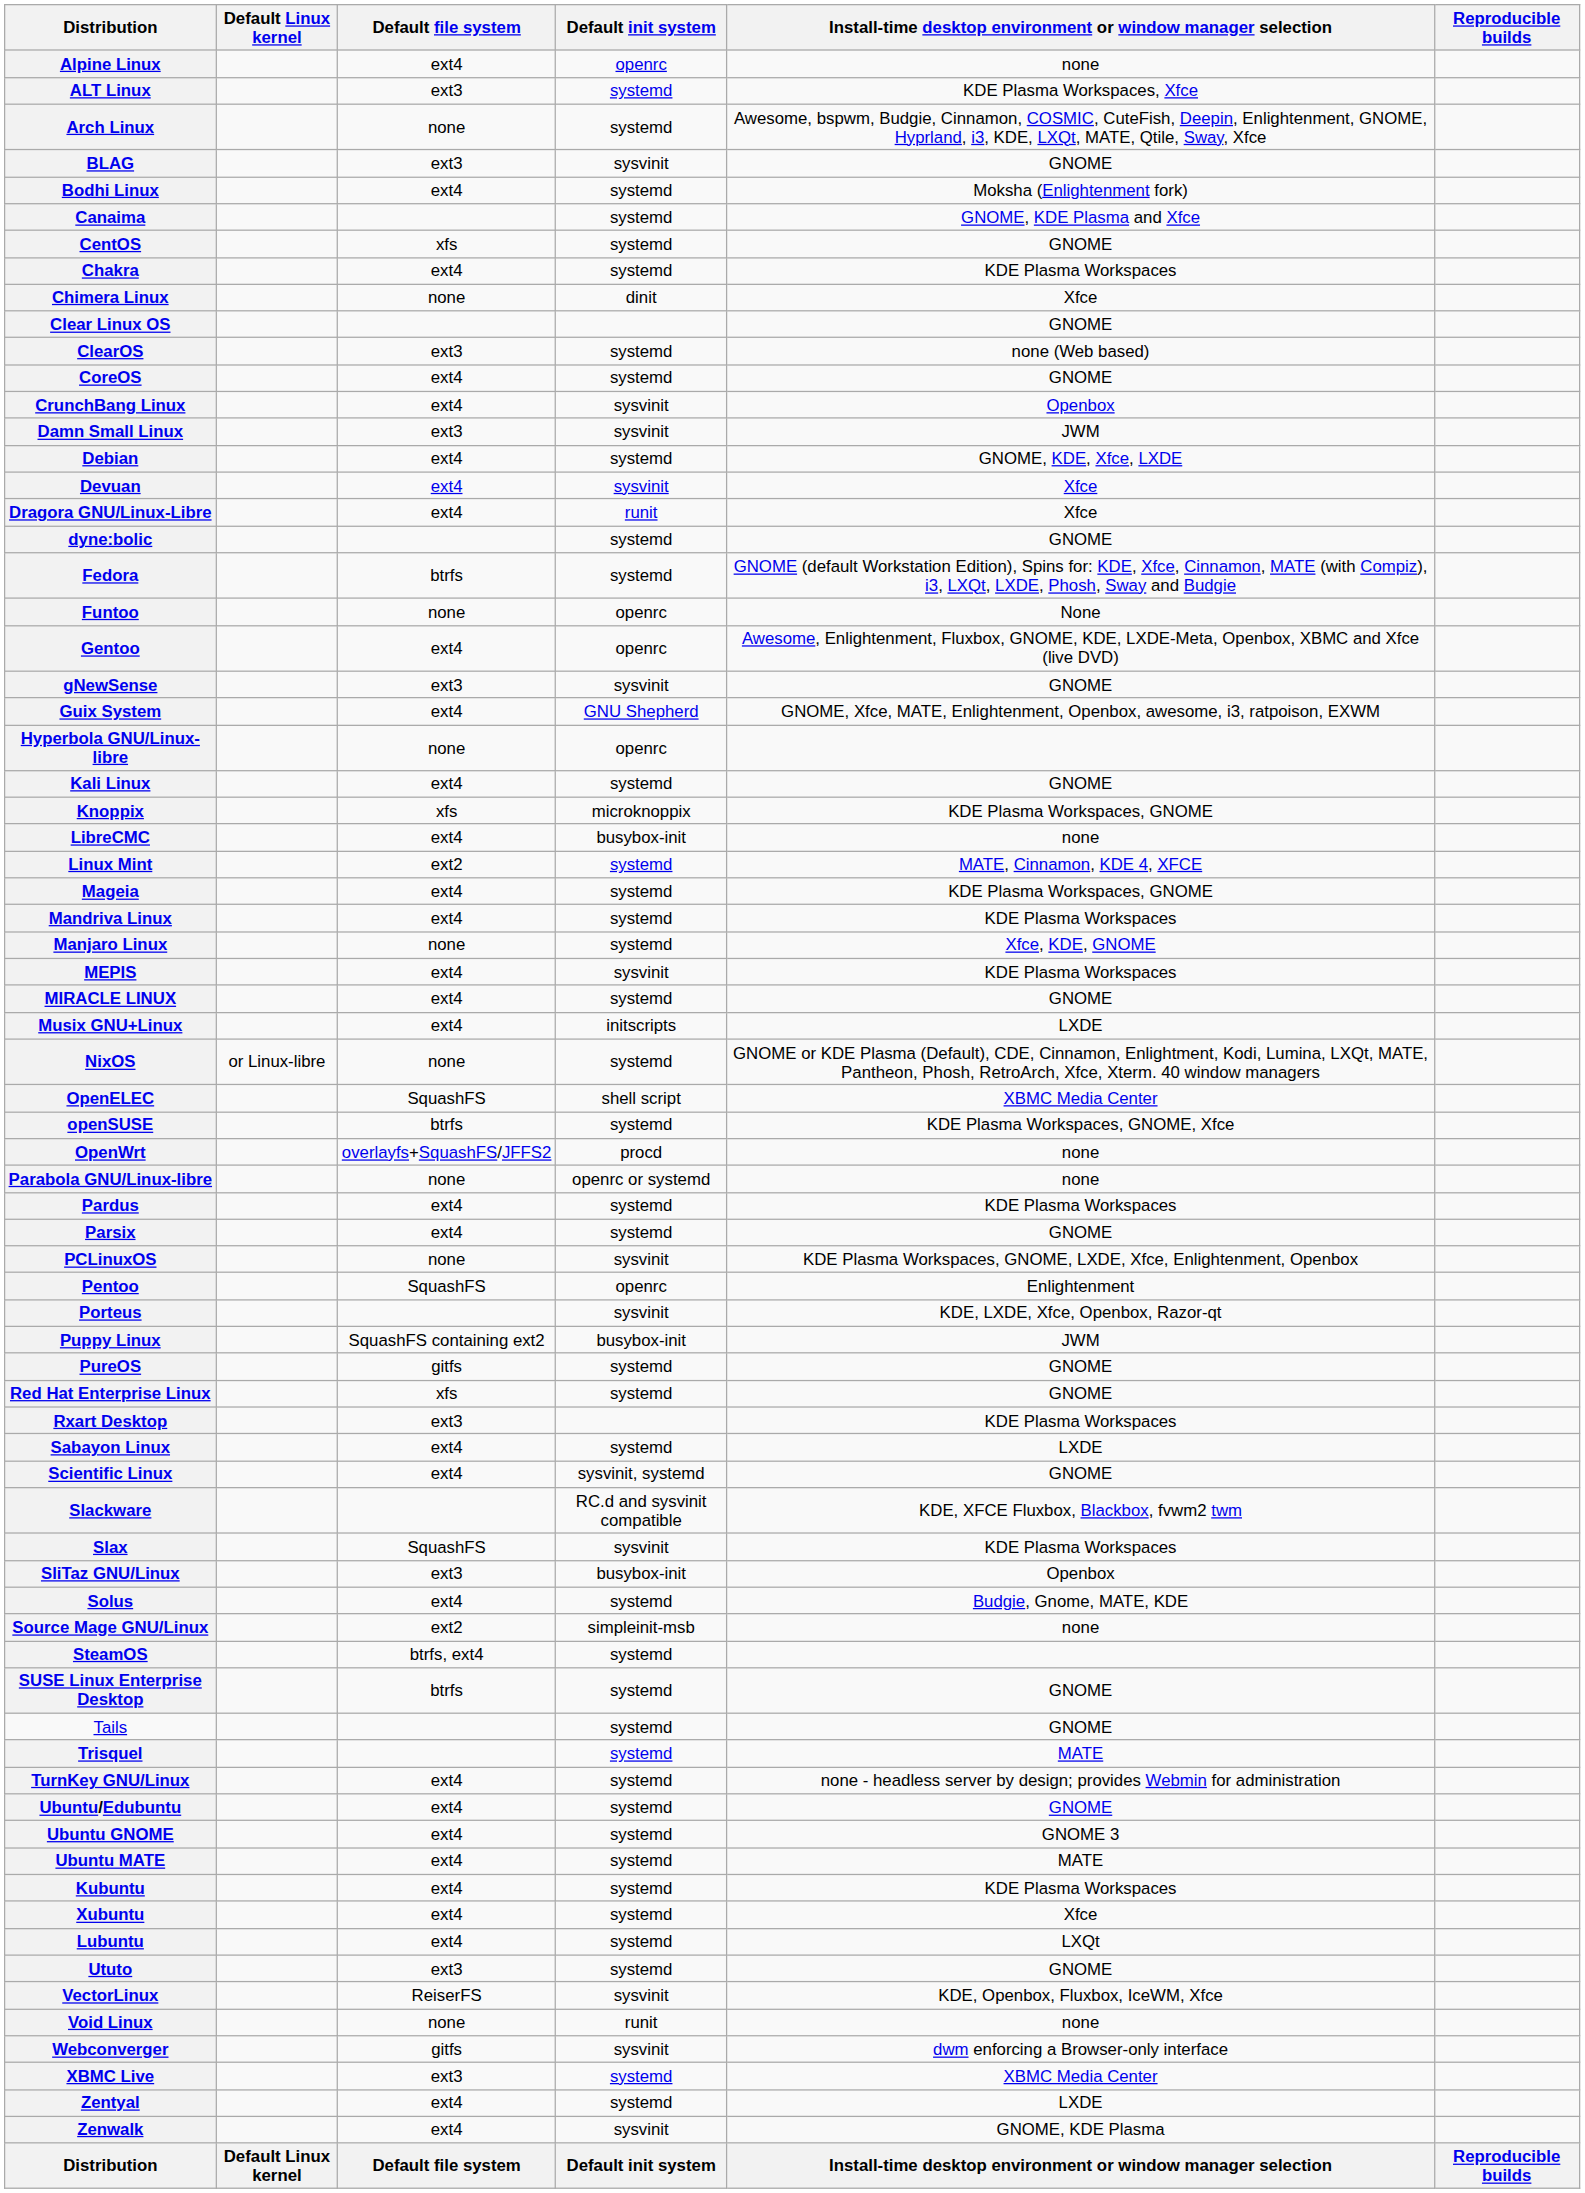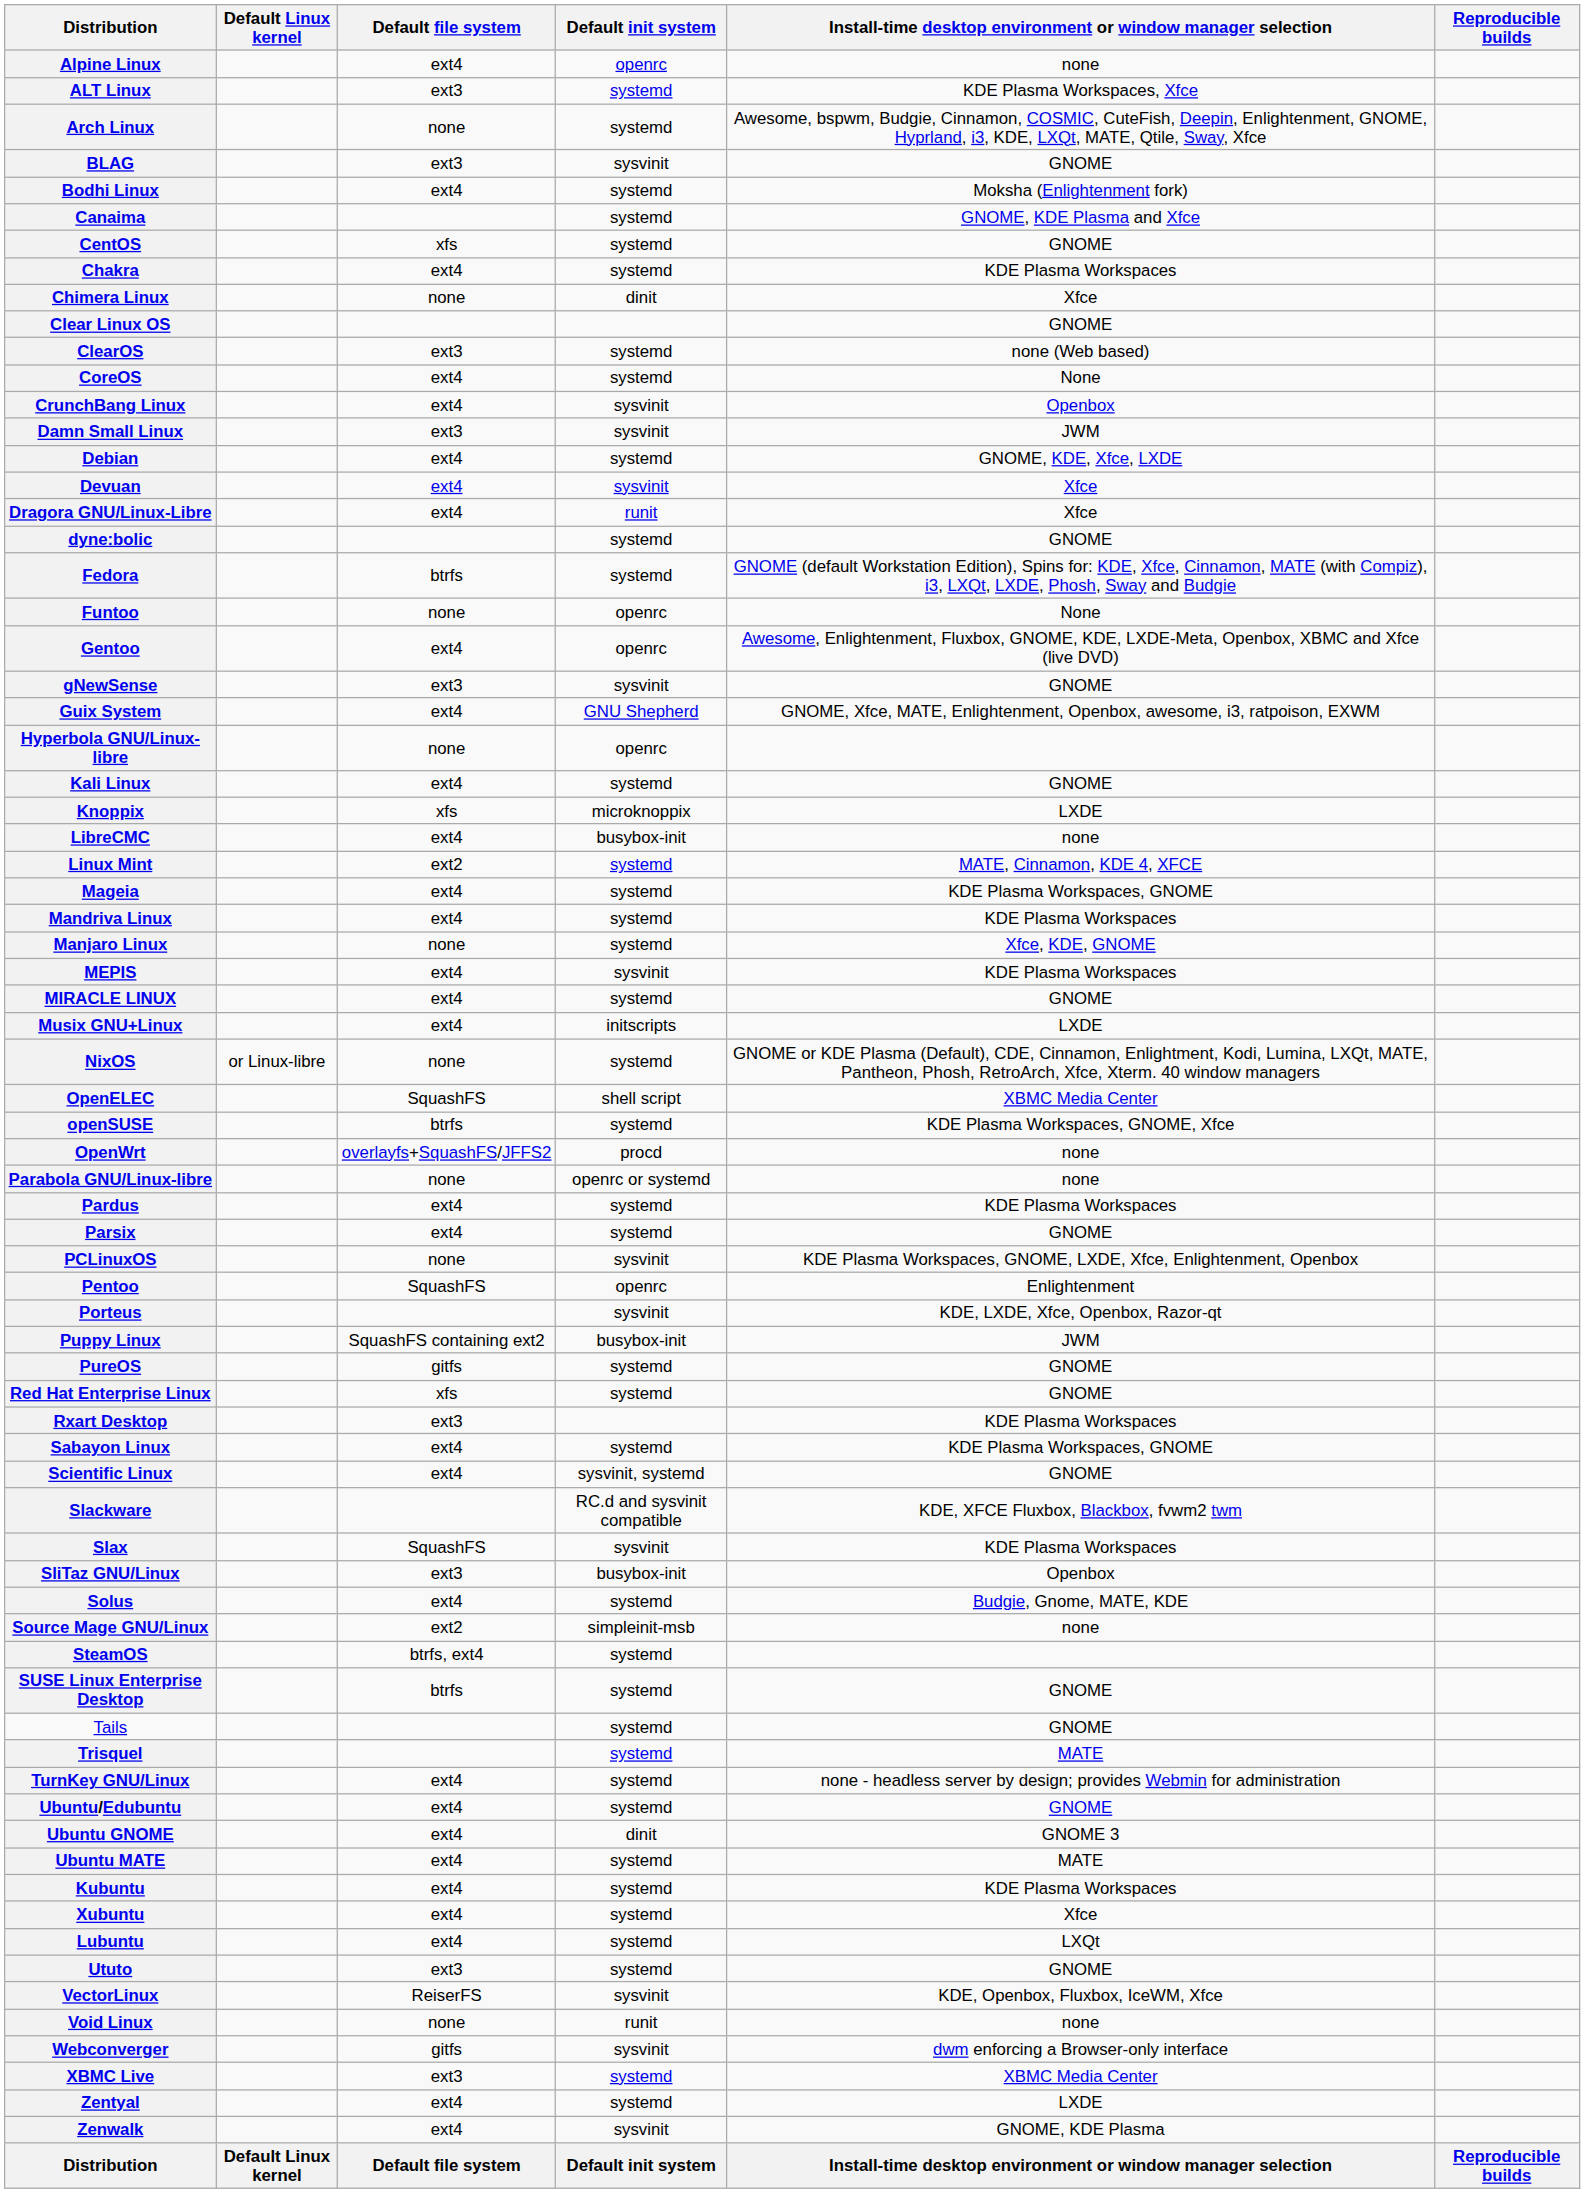(1081, 378) GNOME -> (1081, 378) None
(1081, 811) KDE Plasma Workspaces, GNOME -> (1081, 811) LXDE
(1081, 1448) LXDE -> (1081, 1448) KDE Plasma Workspaces, GNOME
(641, 1835) systemd -> (641, 1835) dinit
